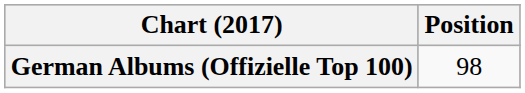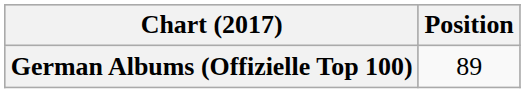(469, 66) 98 -> (469, 66) 89
